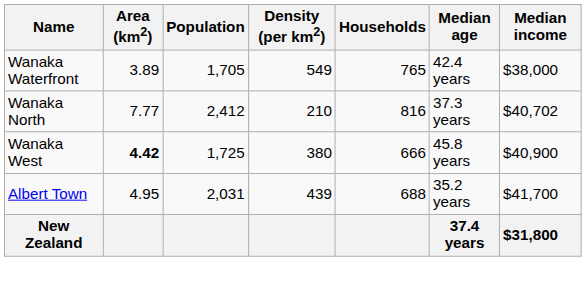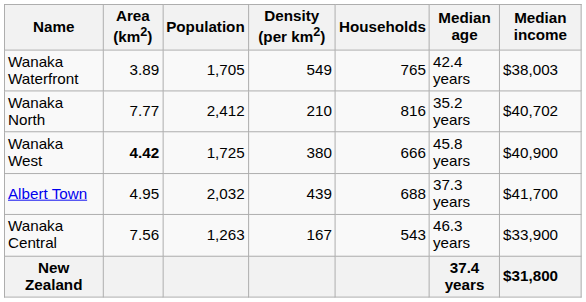(531, 70) $38,000 -> (531, 70) $38,003
(452, 111) 37.3 years -> (452, 111) 35.2 years
(226, 194) 2,031 -> (226, 194) 2,032
(452, 194) 35.2 years -> (452, 194) 37.3 years
+ row: (36, 235)
